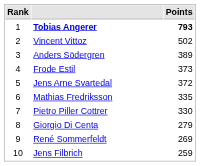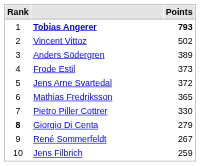(185, 97) 335 -> (185, 97) 365
(18, 125) normal -> (18, 125) bold
(185, 139) 269 -> (185, 139) 267
